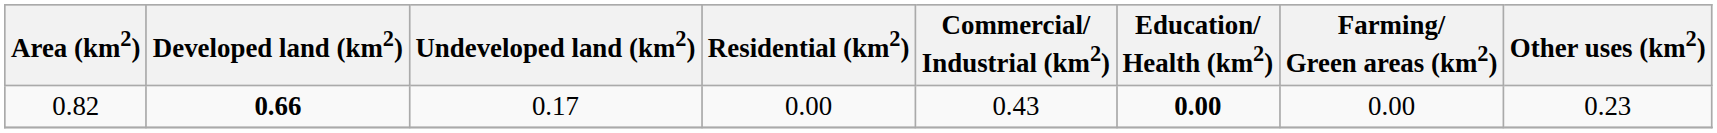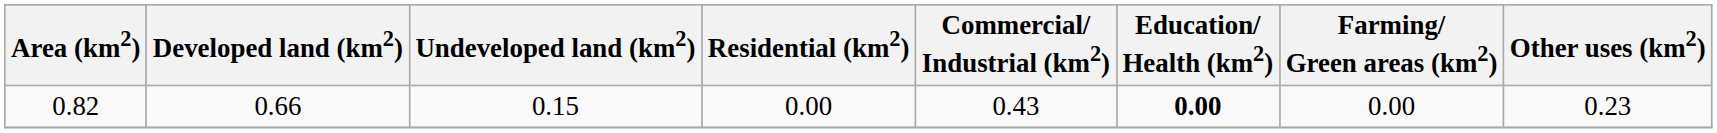(278, 105) bold -> (278, 105) normal
(555, 105) 0.17 -> (555, 105) 0.15
